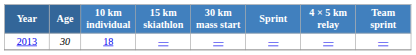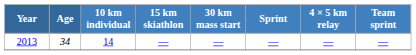(65, 41) 30 -> (65, 41) 34
(108, 41) 18 -> (108, 41) 14
